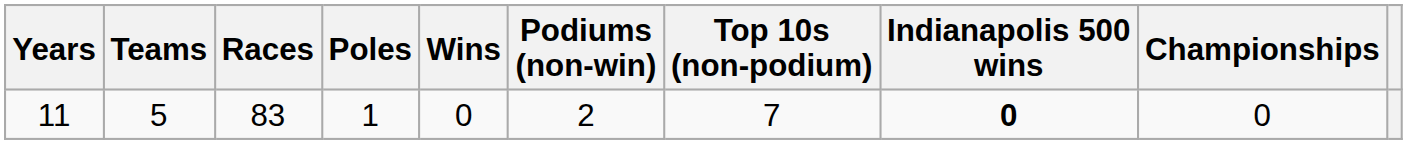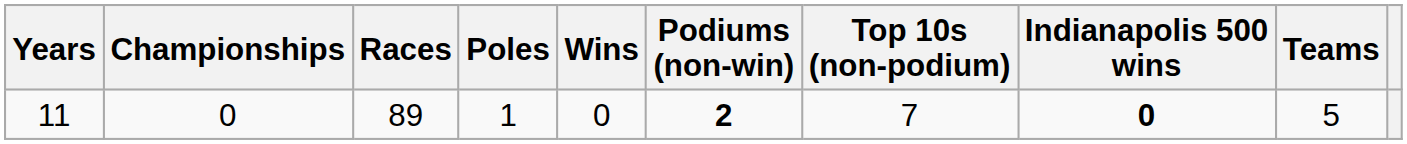columns swapped: (159, 48) <-> (1262, 48)
(268, 115) 83 -> (406, 115) 89
(586, 115) normal -> (724, 115) bold
